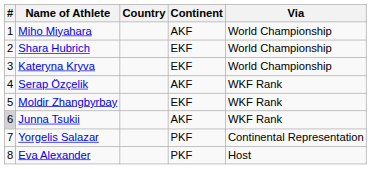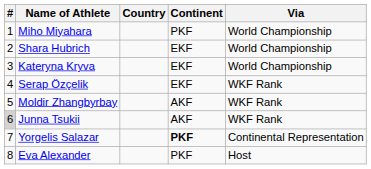(181, 31) AKF -> (181, 31) PKF
(181, 84) AKF -> (181, 84) EKF
(181, 102) EKF -> (181, 102) AKF
(181, 137) normal -> (182, 137) bold
